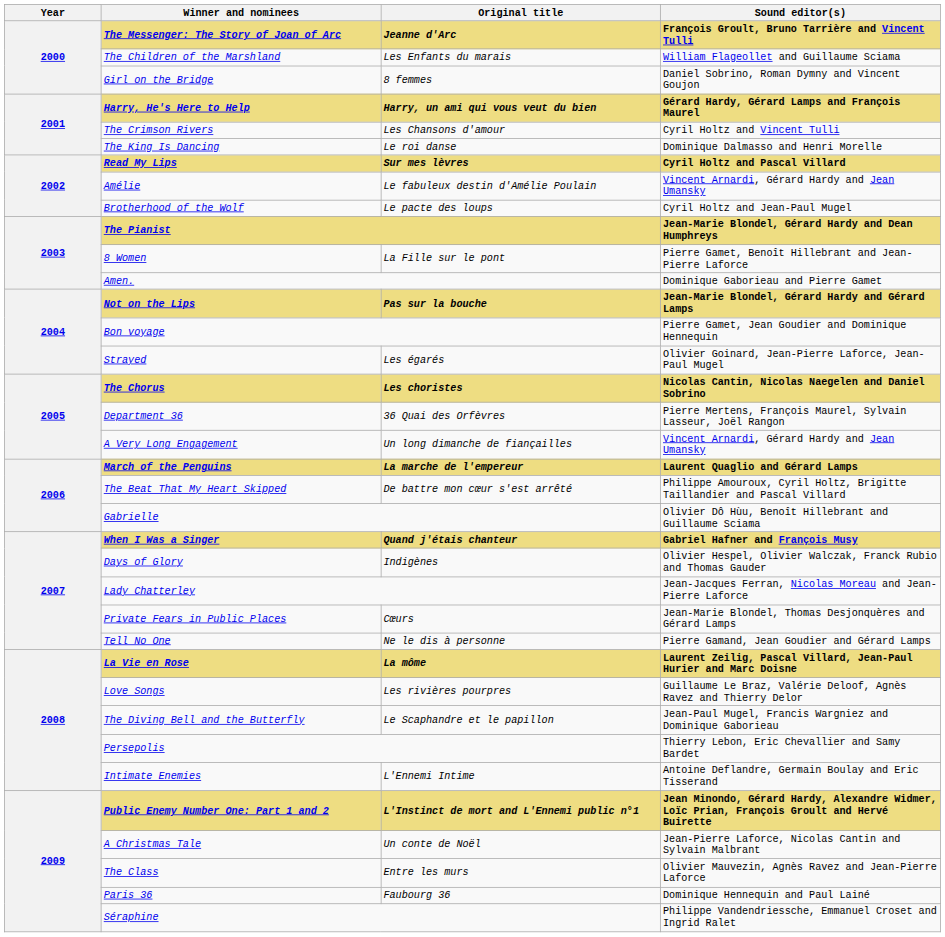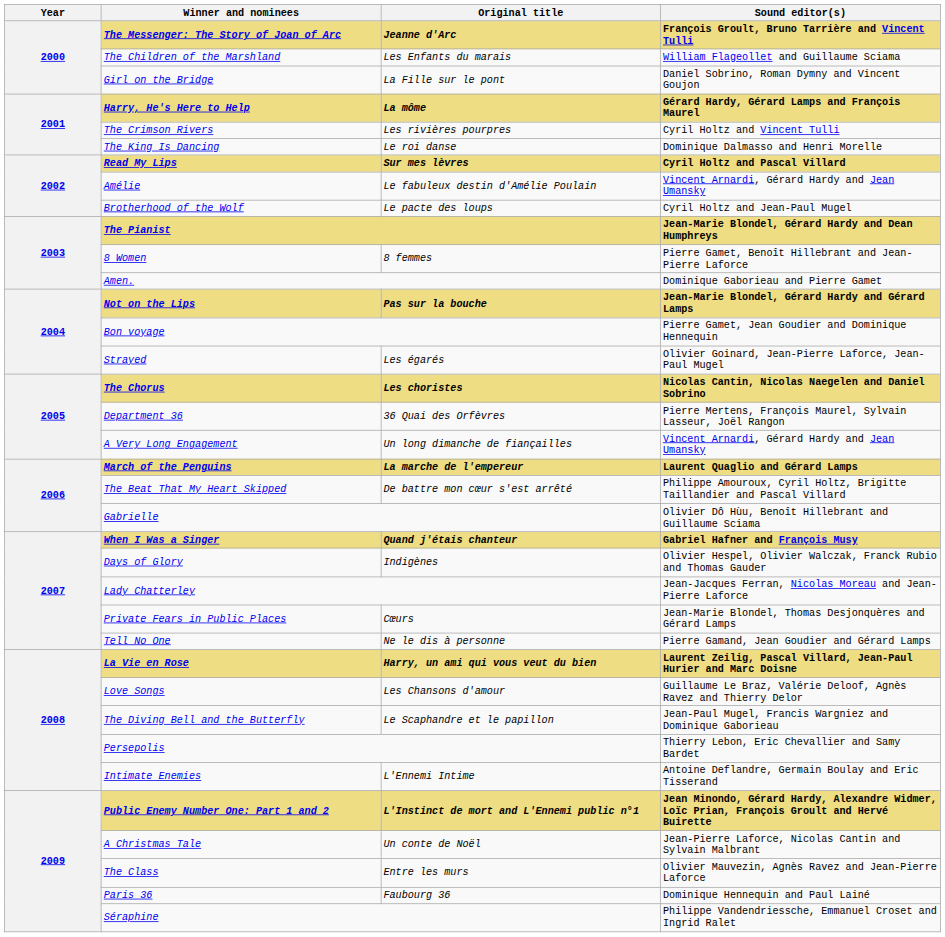(408, 80) 8 femmes -> (444, 80) La Fille sur le pont
(490, 108) Harry, un ami qui vous veut du bien -> (405, 108) La môme
(444, 130) Les Chansons d'amour -> (447, 130) Les rivières pourpres
(444, 259) La Fille sur le pont -> (408, 259) 8 femmes
(405, 664) La môme -> (490, 664) Harry, un ami qui vous veut du bien
(447, 692) Les rivières pourpres -> (444, 692) Les Chansons d'amour
